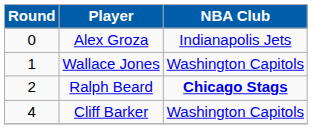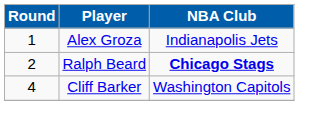(32, 40) 0 -> (32, 40) 1
- row: (111, 64)
